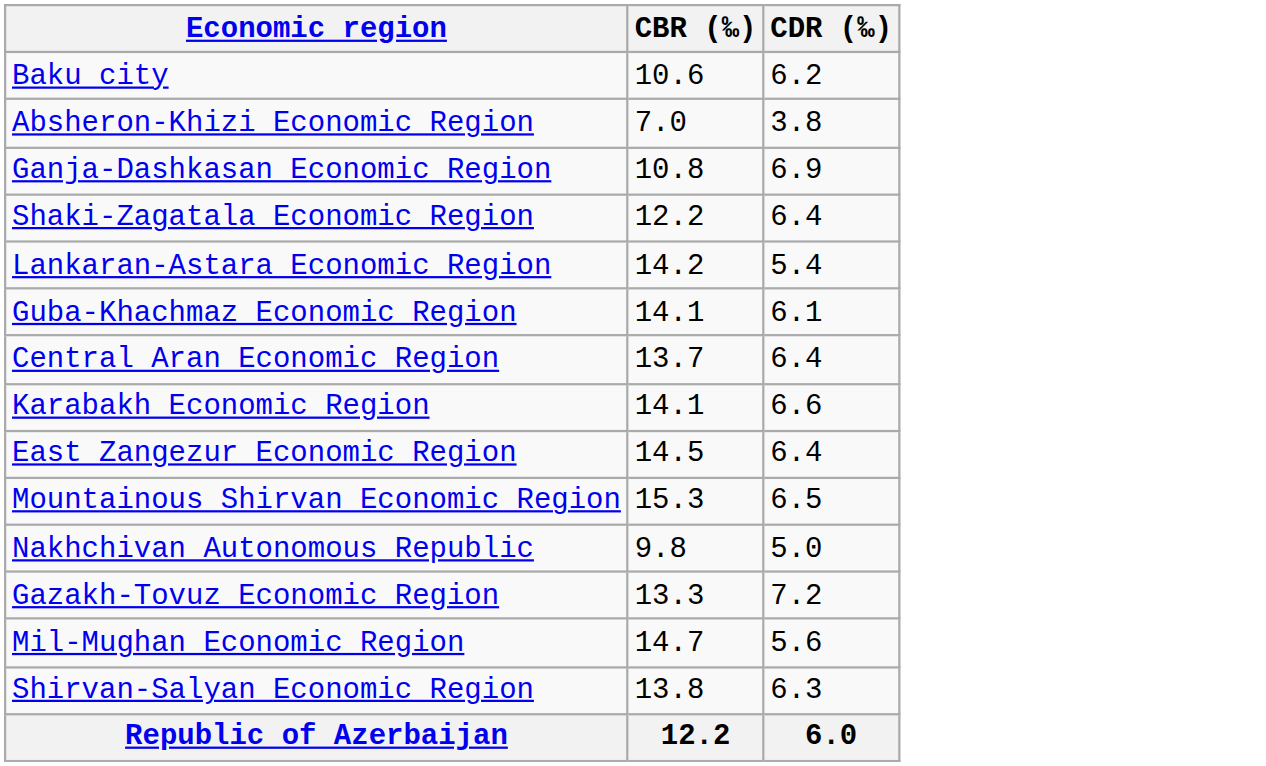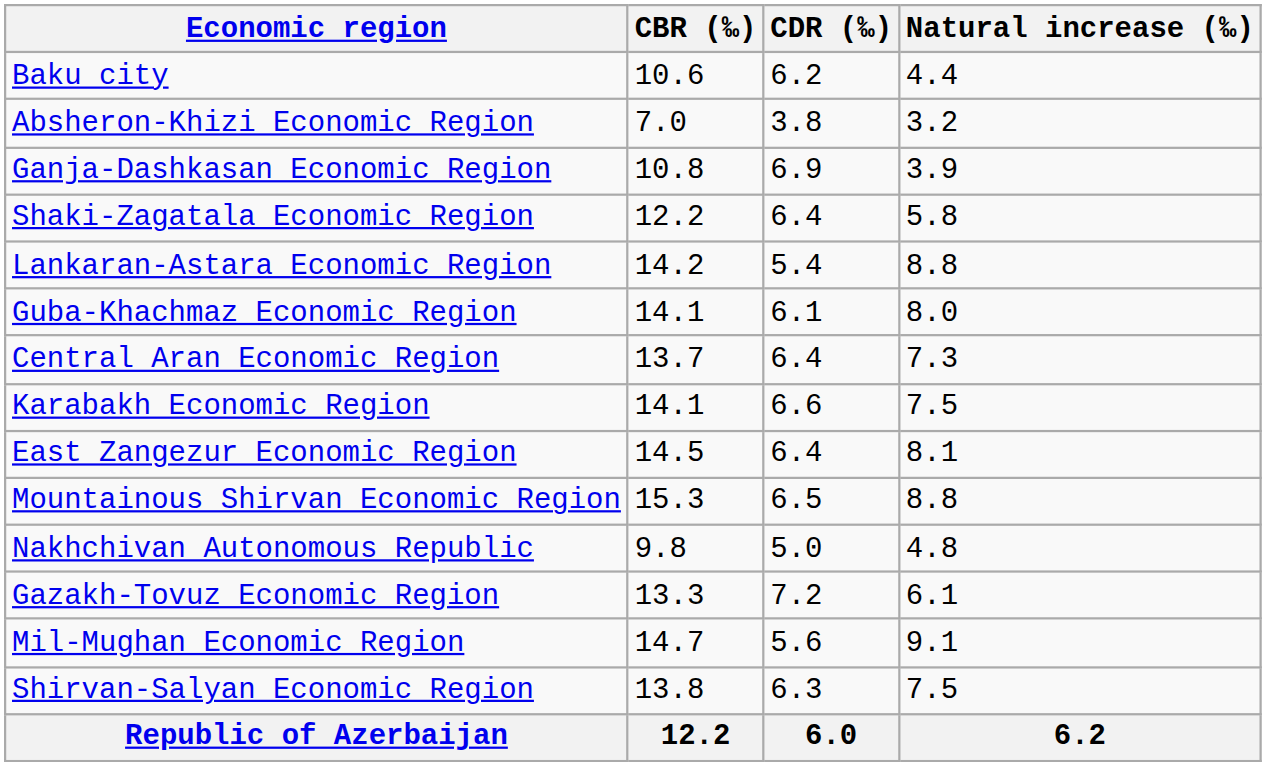+ column: (1080, 29)
